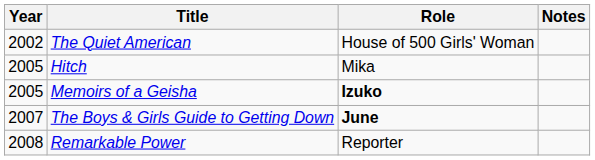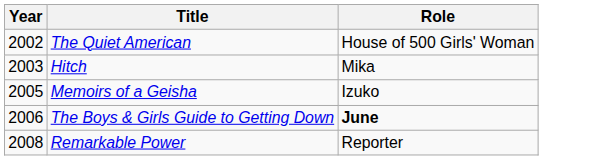- column: (564, 17)
(26, 67) 2005 -> (26, 67) 2003
(362, 92) bold -> (360, 92) normal
(26, 117) 2007 -> (26, 117) 2006
